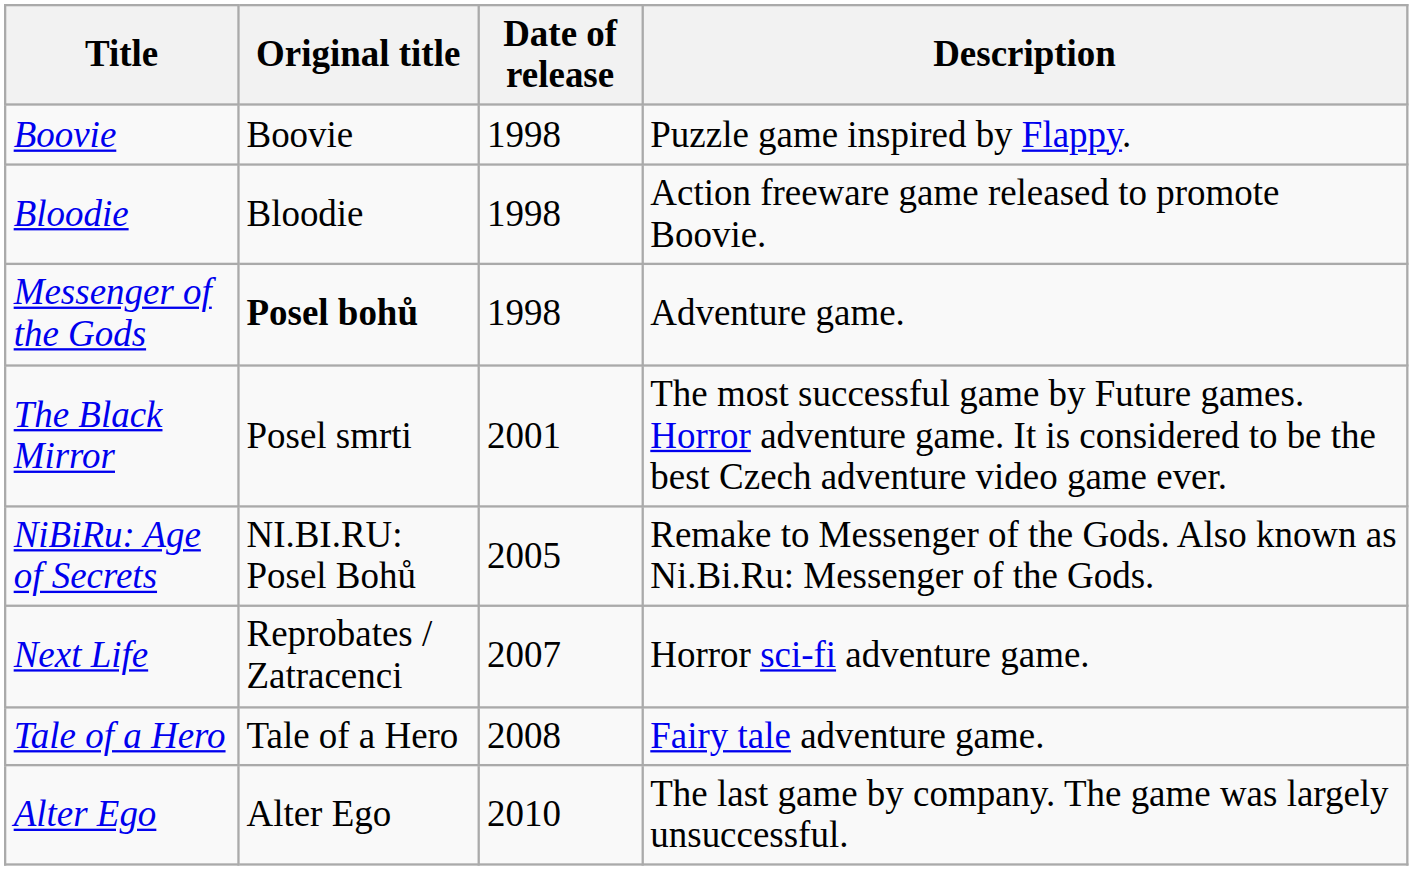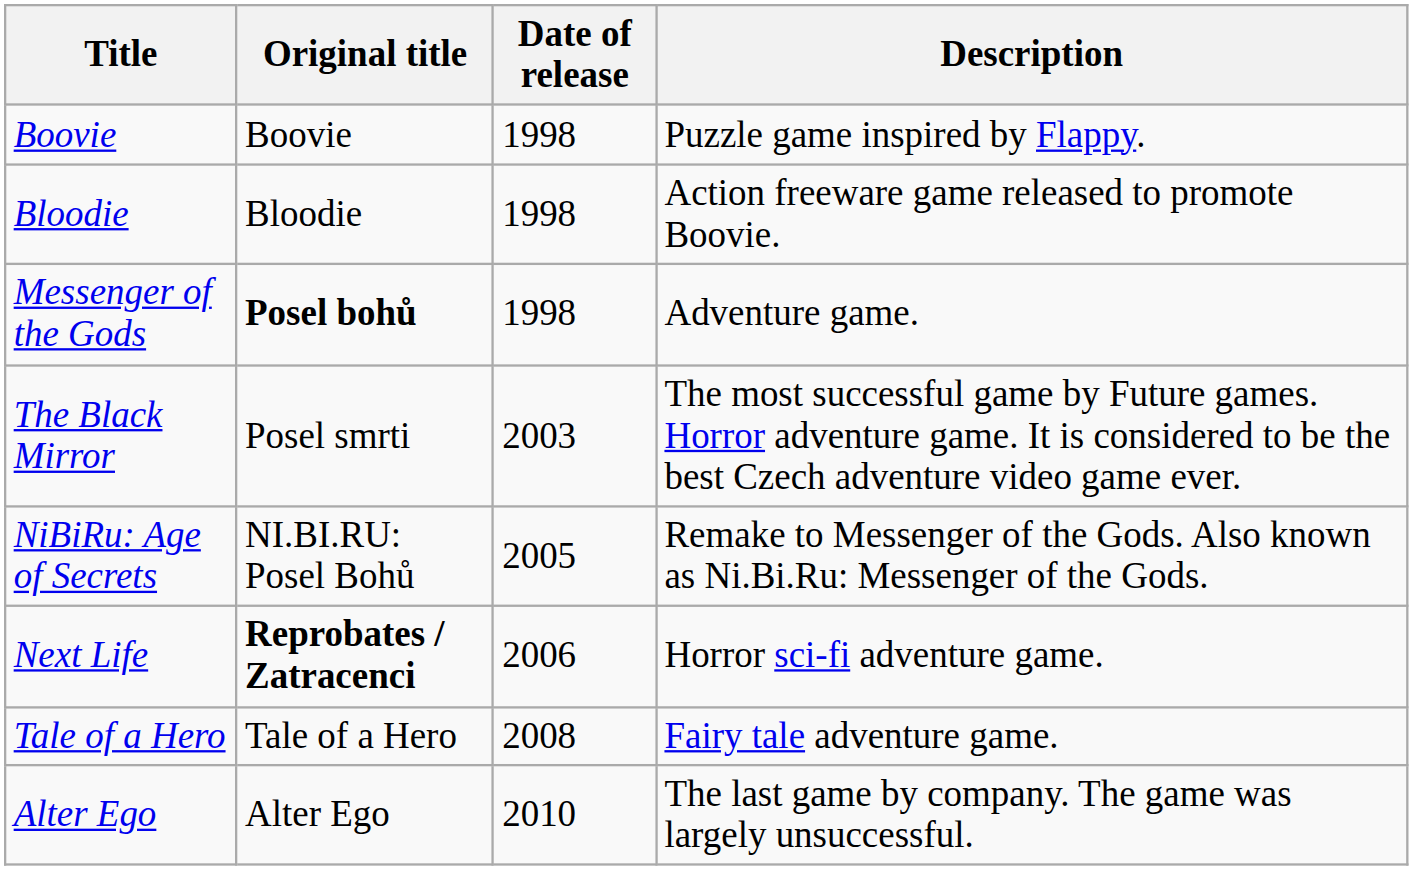(524, 434) 2001 -> (539, 434) 2003
(339, 655) normal -> (345, 655) bold
(524, 655) 2007 -> (539, 655) 2006
